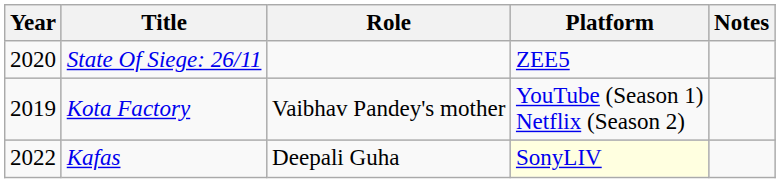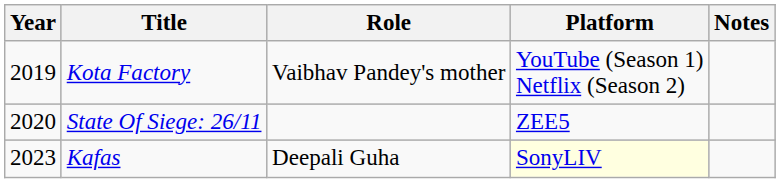rows swapped: (164, 59) <-> (128, 108)
(33, 158) 2022 -> (33, 158) 2023
